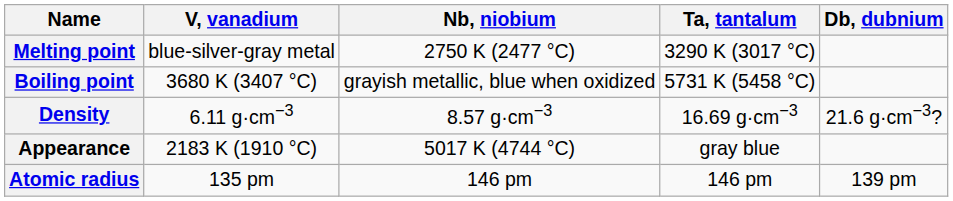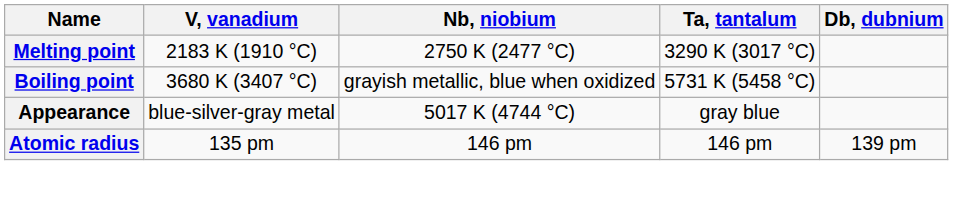(242, 50) blue-silver-gray metal -> (242, 50) 2183 K (1910 °C)
- row: (74, 115)
(242, 149) 2183 K (1910 °C) -> (242, 112) blue-silver-gray metal
